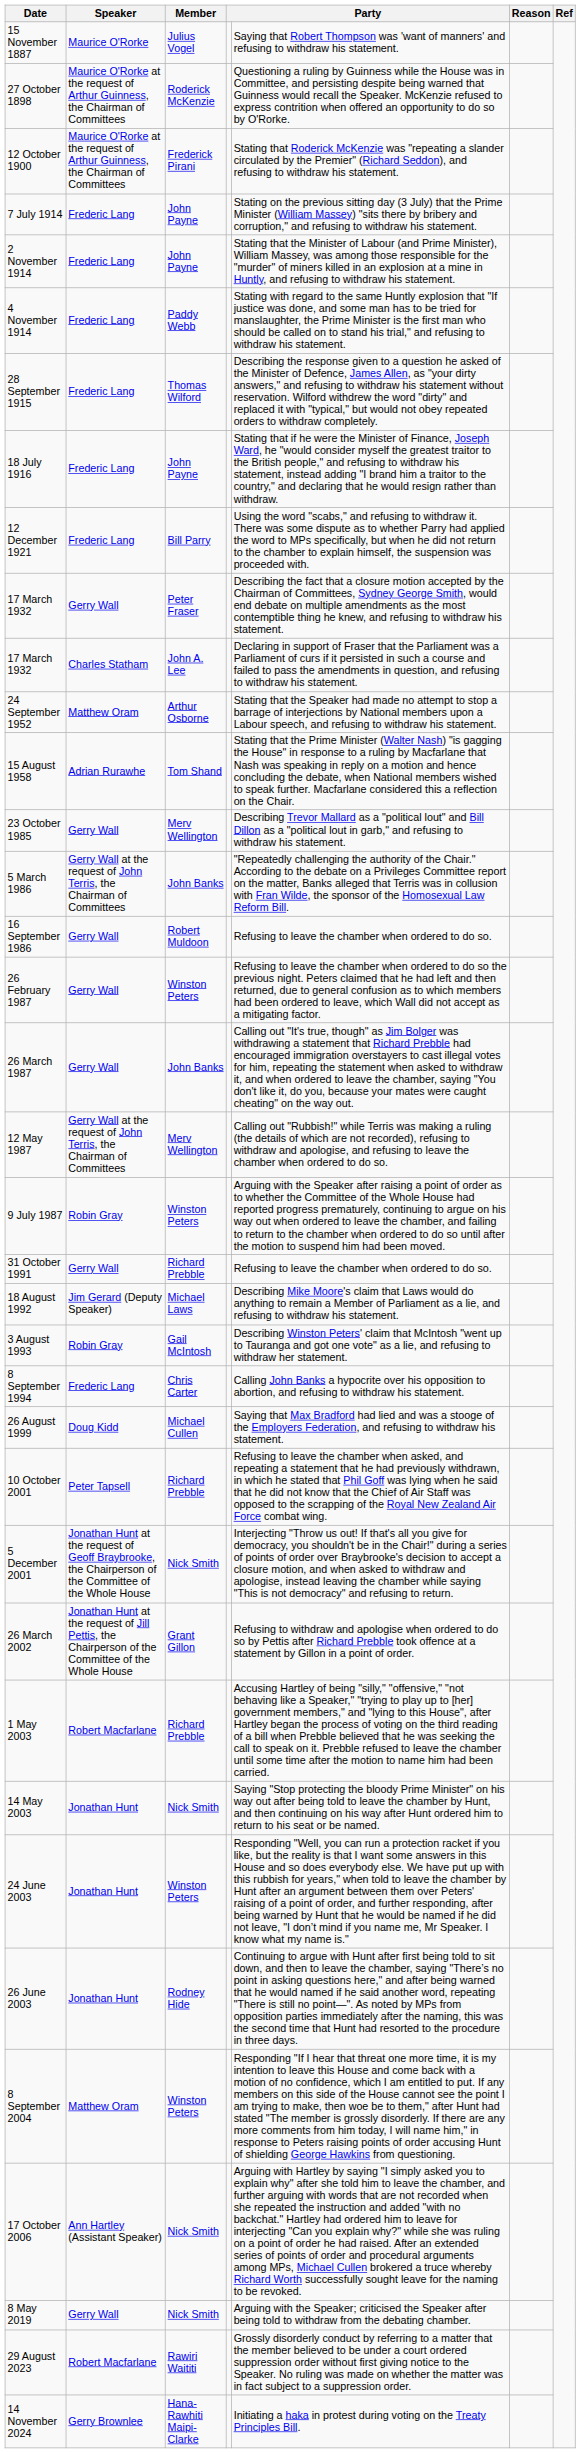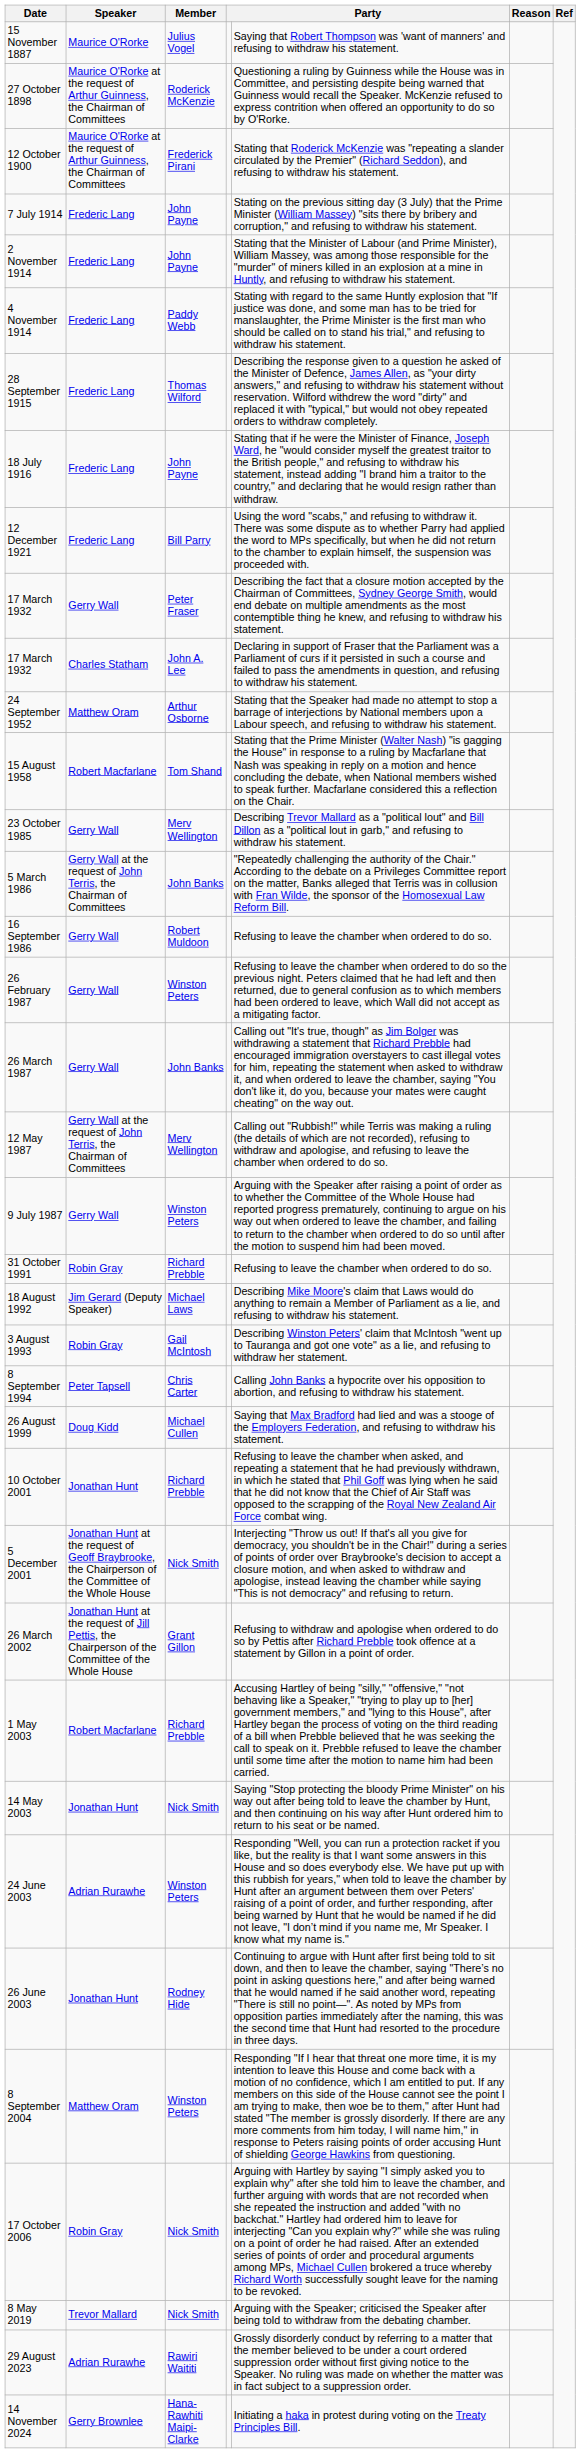(107, 771) Adrian Rurawhe -> (112, 771) Robert Macfarlane
(95, 1216) Robin Gray -> (93, 1216) Gerry Wall
(93, 1269) Gerry Wall -> (95, 1269) Robin Gray
(101, 1386) Frederic Lang -> (99, 1386) Peter Tapsell
(99, 1486) Peter Tapsell -> (103, 1486) Jonathan Hunt
(103, 1891) Jonathan Hunt -> (107, 1891) Adrian Rurawhe
(115, 2231) Ann Hartley (Assistant Speaker) -> (95, 2231) Robin Gray
(93, 2315) Gerry Wall -> (103, 2315) Trevor Mallard
(112, 2362) Robert Macfarlane -> (107, 2362) Adrian Rurawhe
